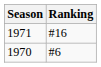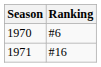rows swapped: (19, 52) <-> (19, 33)
